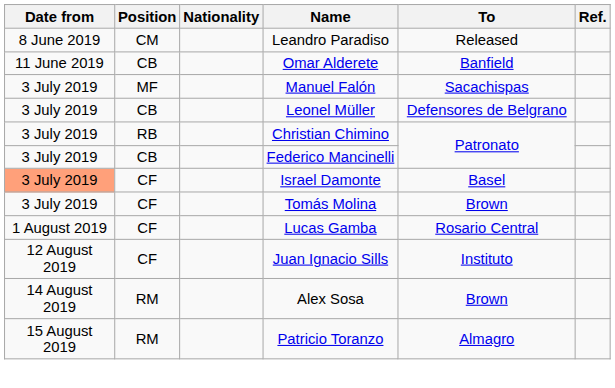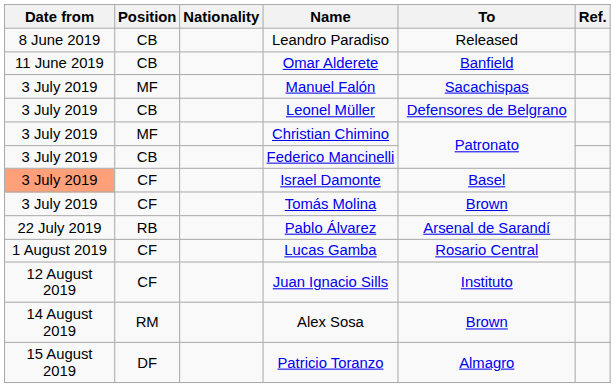(147, 40) CM -> (147, 40) CB
(147, 134) RB -> (147, 134) MF
+ row: (330, 228)
(147, 339) RM -> (147, 362) DF
